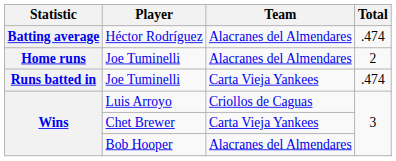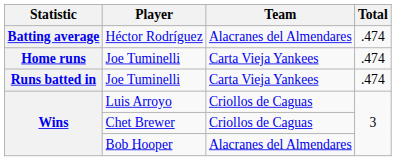(280, 58) Alacranes del Almendares -> (264, 58) Carta Vieja Yankees
(373, 58) 2 -> (373, 58) .474
(264, 123) Carta Vieja Yankees -> (261, 123) Criollos de Caguas
